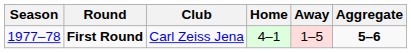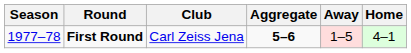columns swapped: (269, 15) <-> (369, 15)
